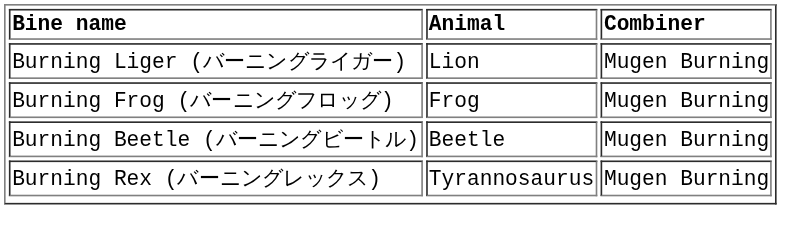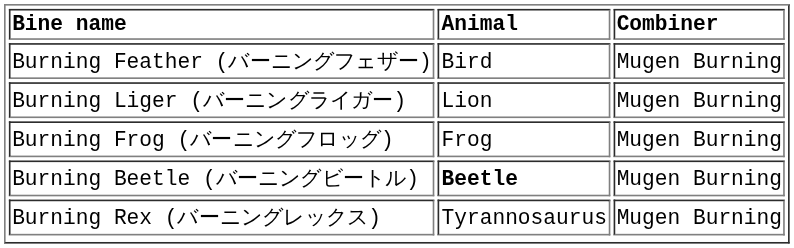+ row: (222, 62)
(467, 139) normal -> (480, 178) bold
